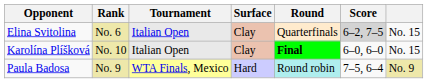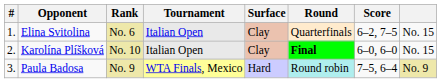+ column: (11, 13)
(363, 31) lightgrey background -> (377, 31) no background
